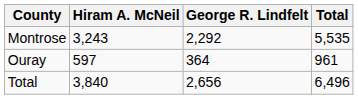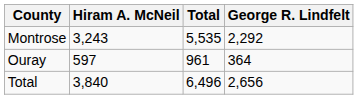columns swapped: (247, 15) <-> (332, 15)
